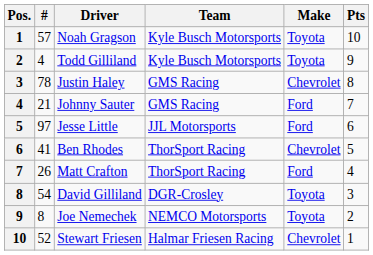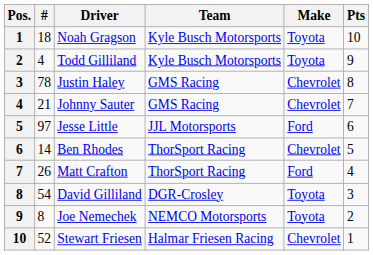(44, 38) 57 -> (44, 38) 18
(300, 105) Ford -> (314, 105) Chevrolet
(44, 149) 41 -> (44, 149) 14
